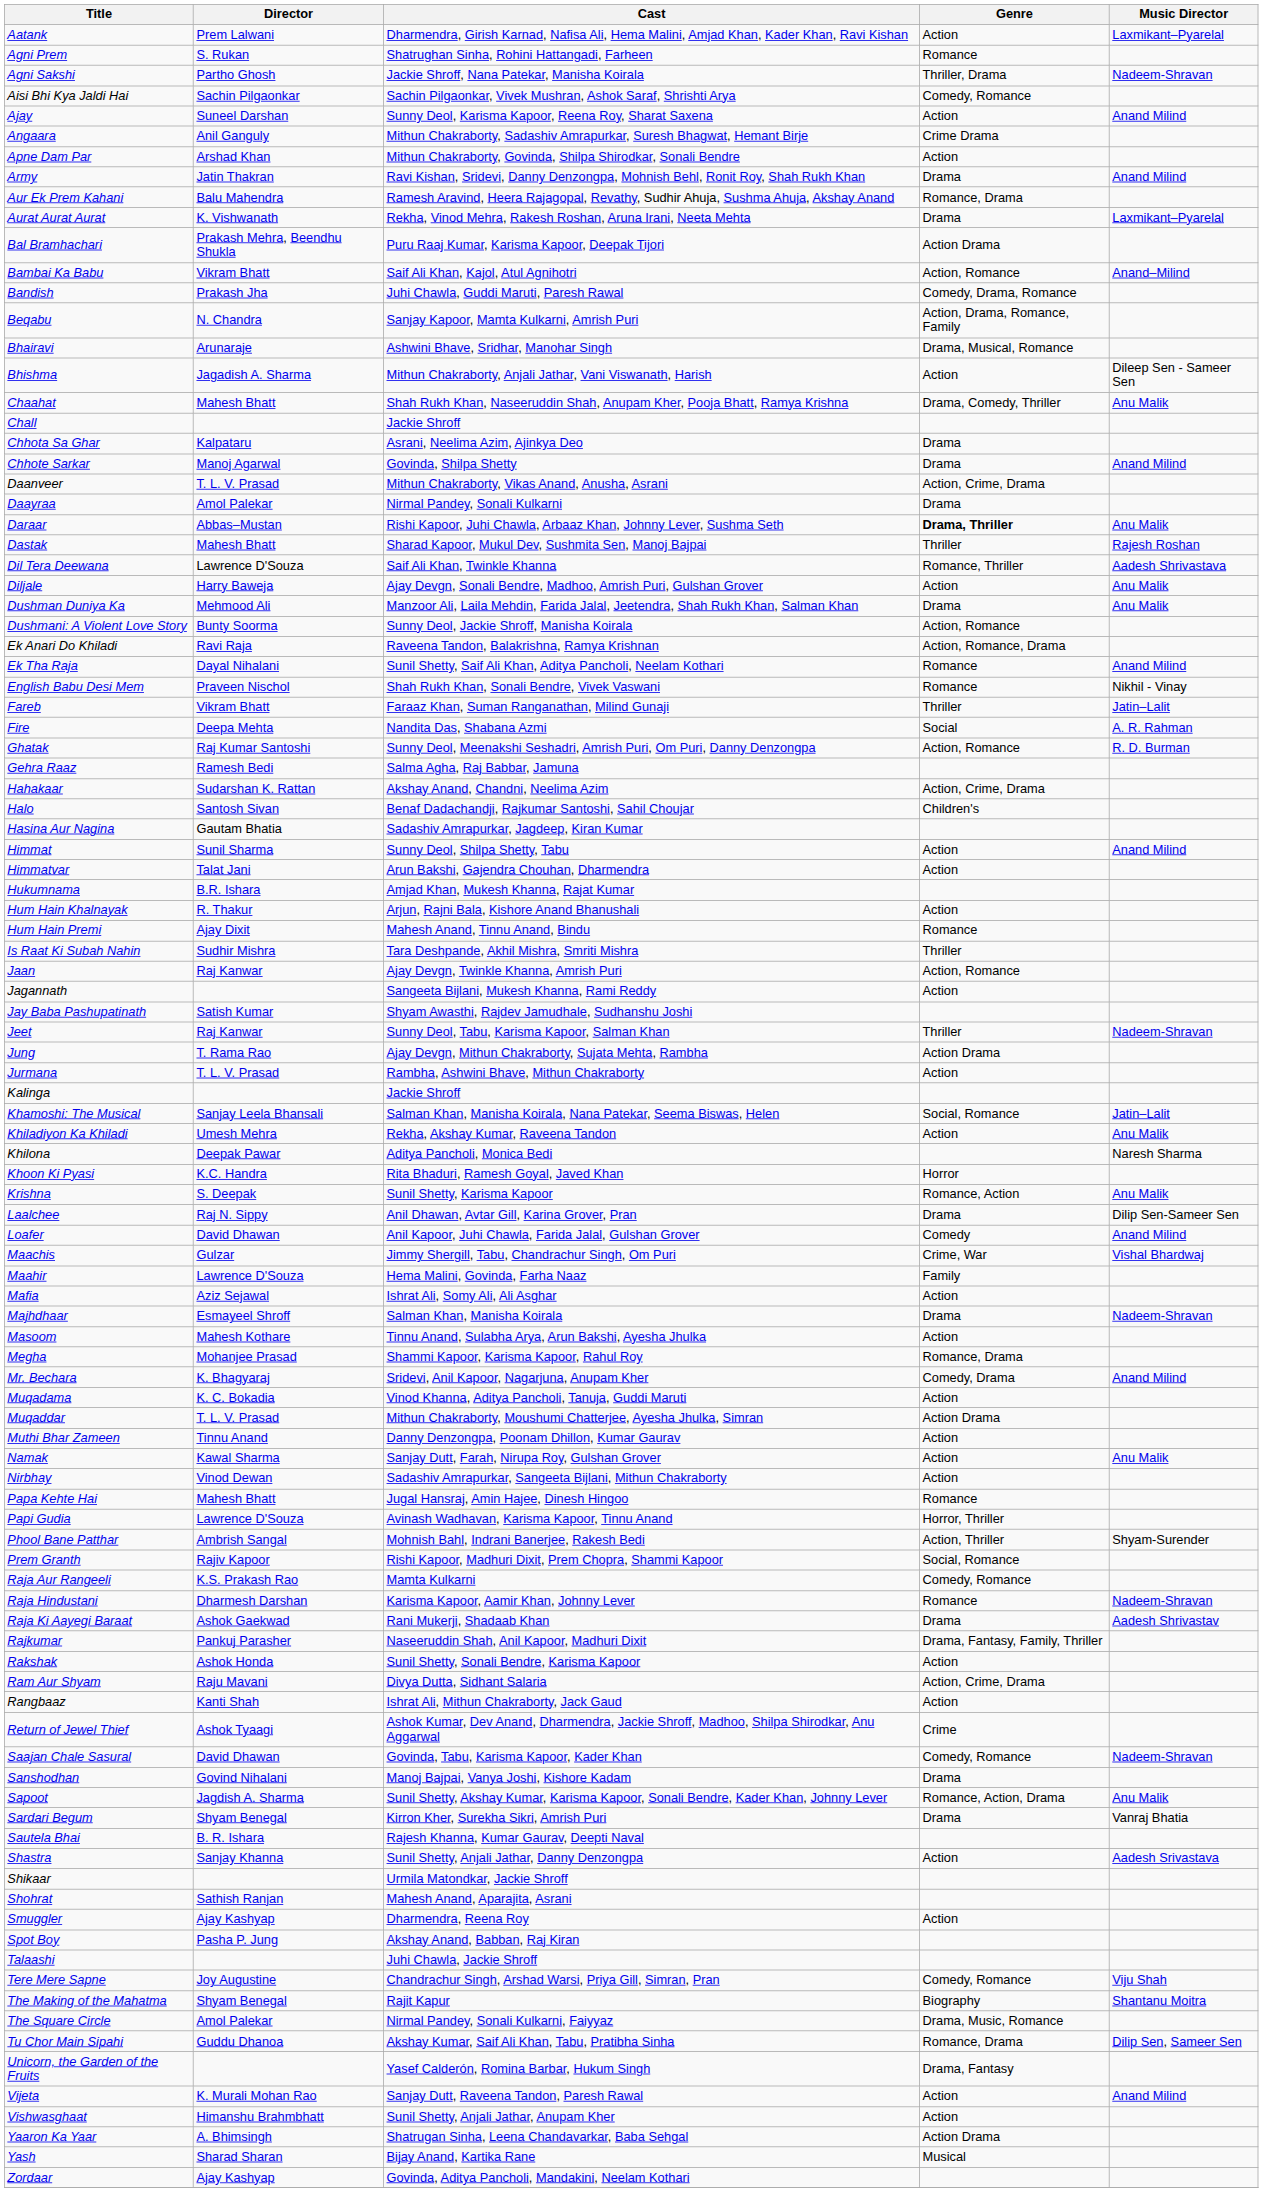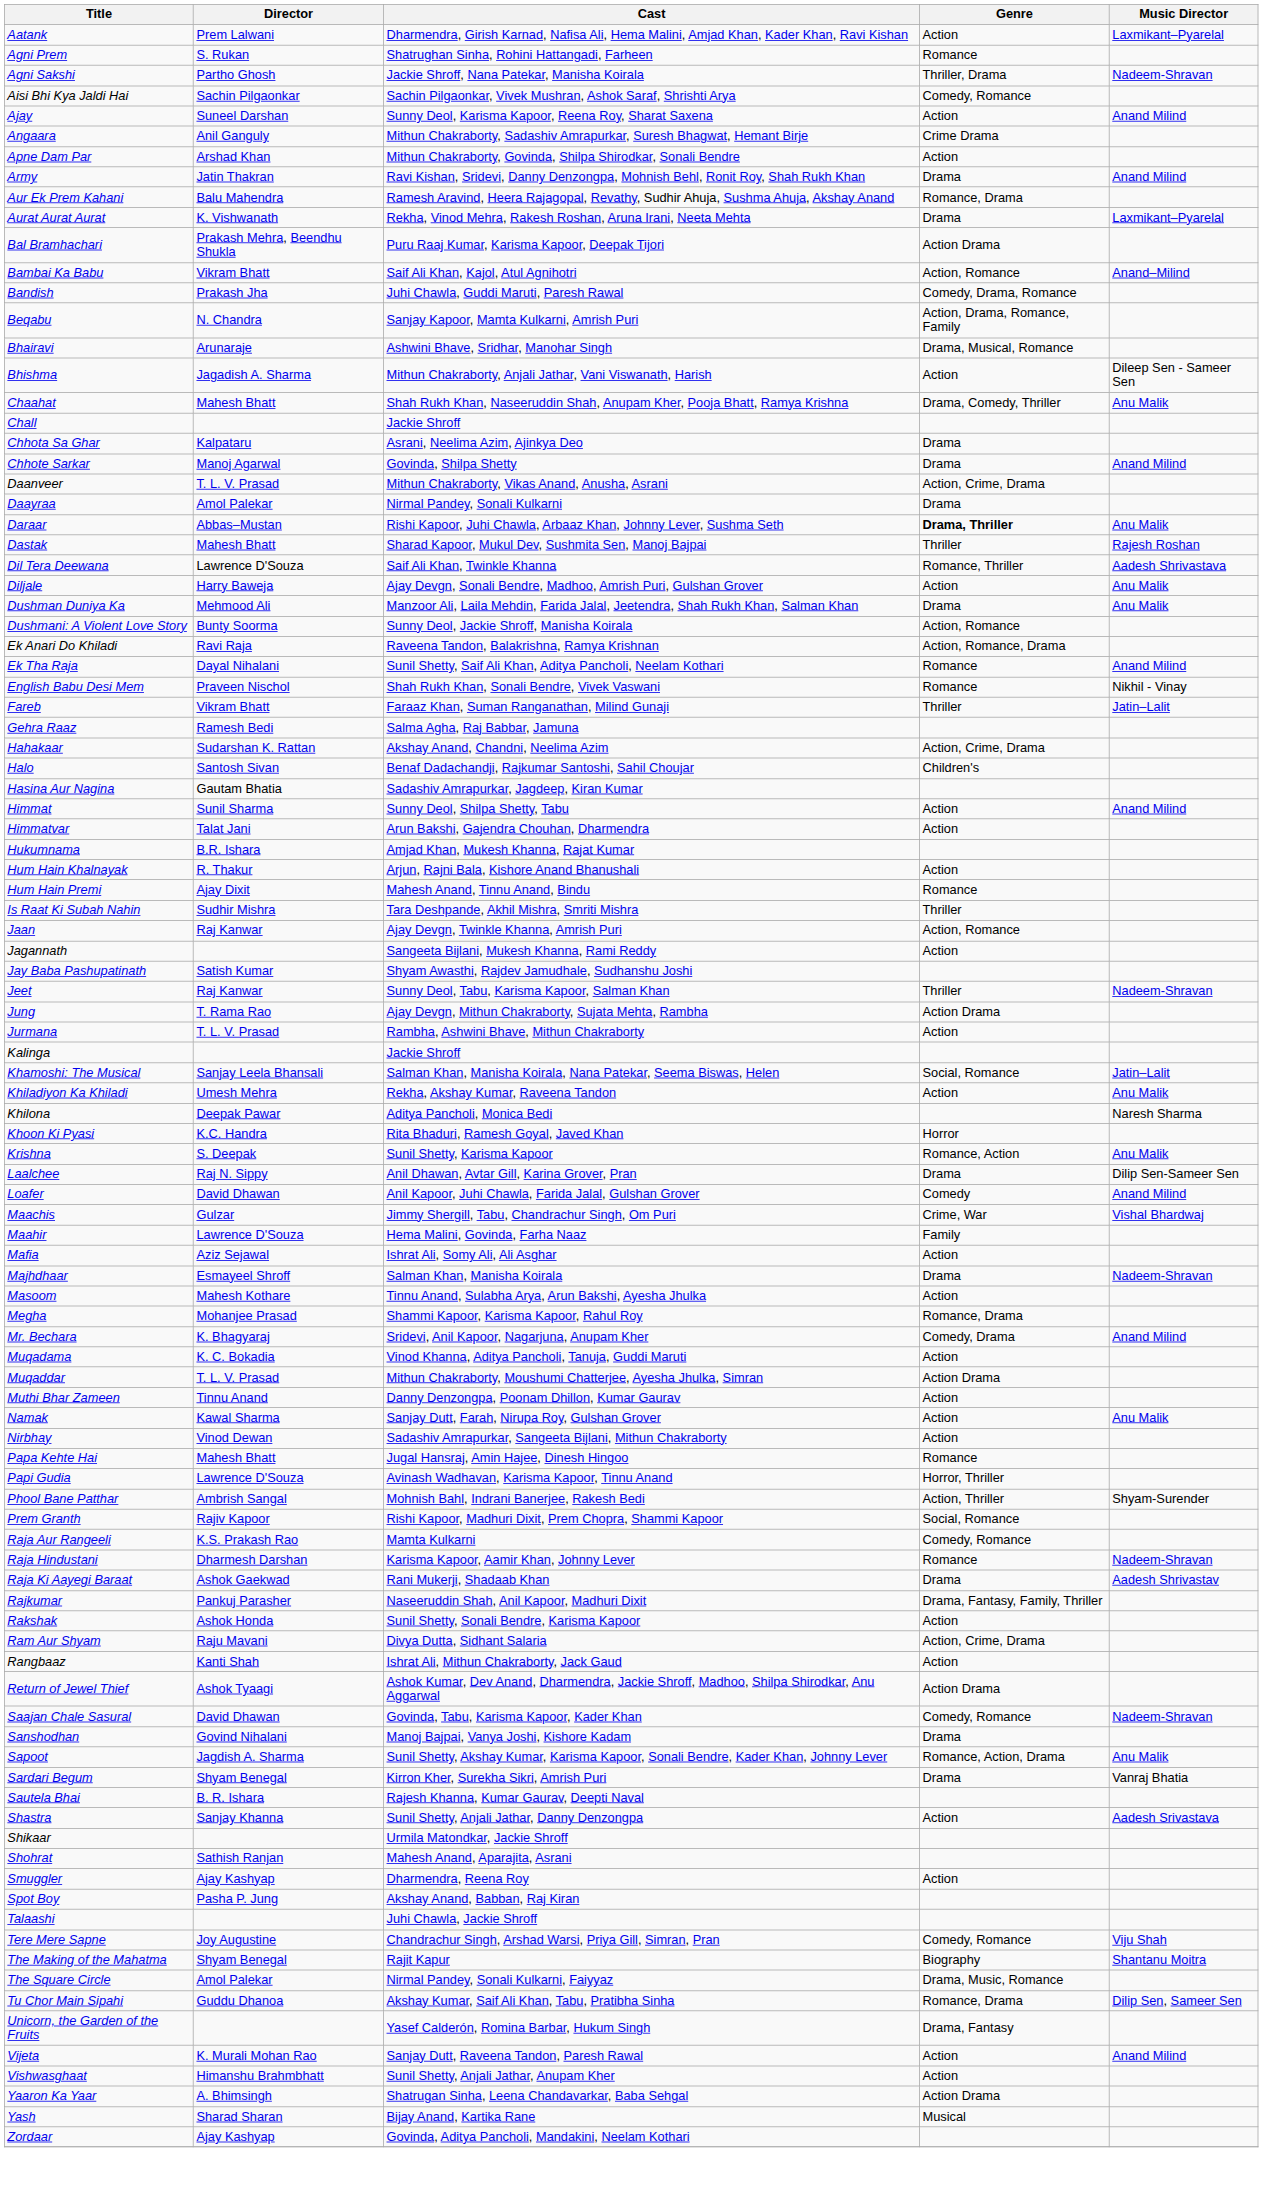- row: (18, 727)
- row: (28, 748)
(940, 1729) Crime -> (961, 1689) Action Drama
